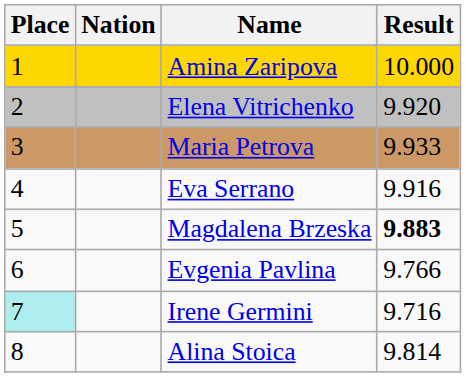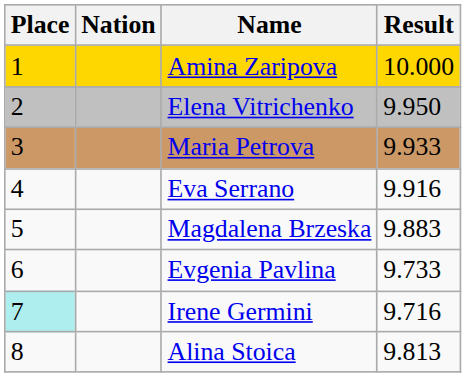(412, 106) 9.920 -> (412, 106) 9.950
(412, 229) bold -> (412, 229) normal
(412, 270) 9.766 -> (412, 270) 9.733
(412, 351) 9.814 -> (412, 351) 9.813
